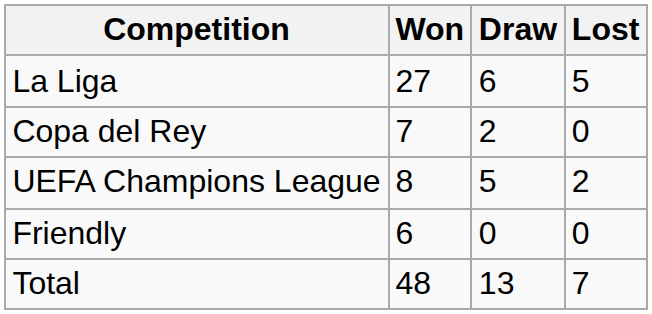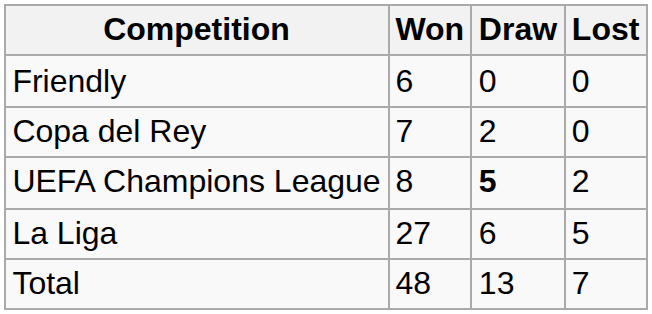rows swapped: (65, 80) <-> (69, 232)
(488, 182) normal -> (488, 182) bold
